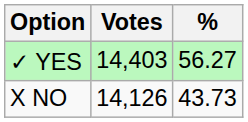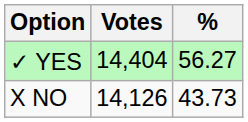(132, 60) 14,403 -> (132, 60) 14,404
